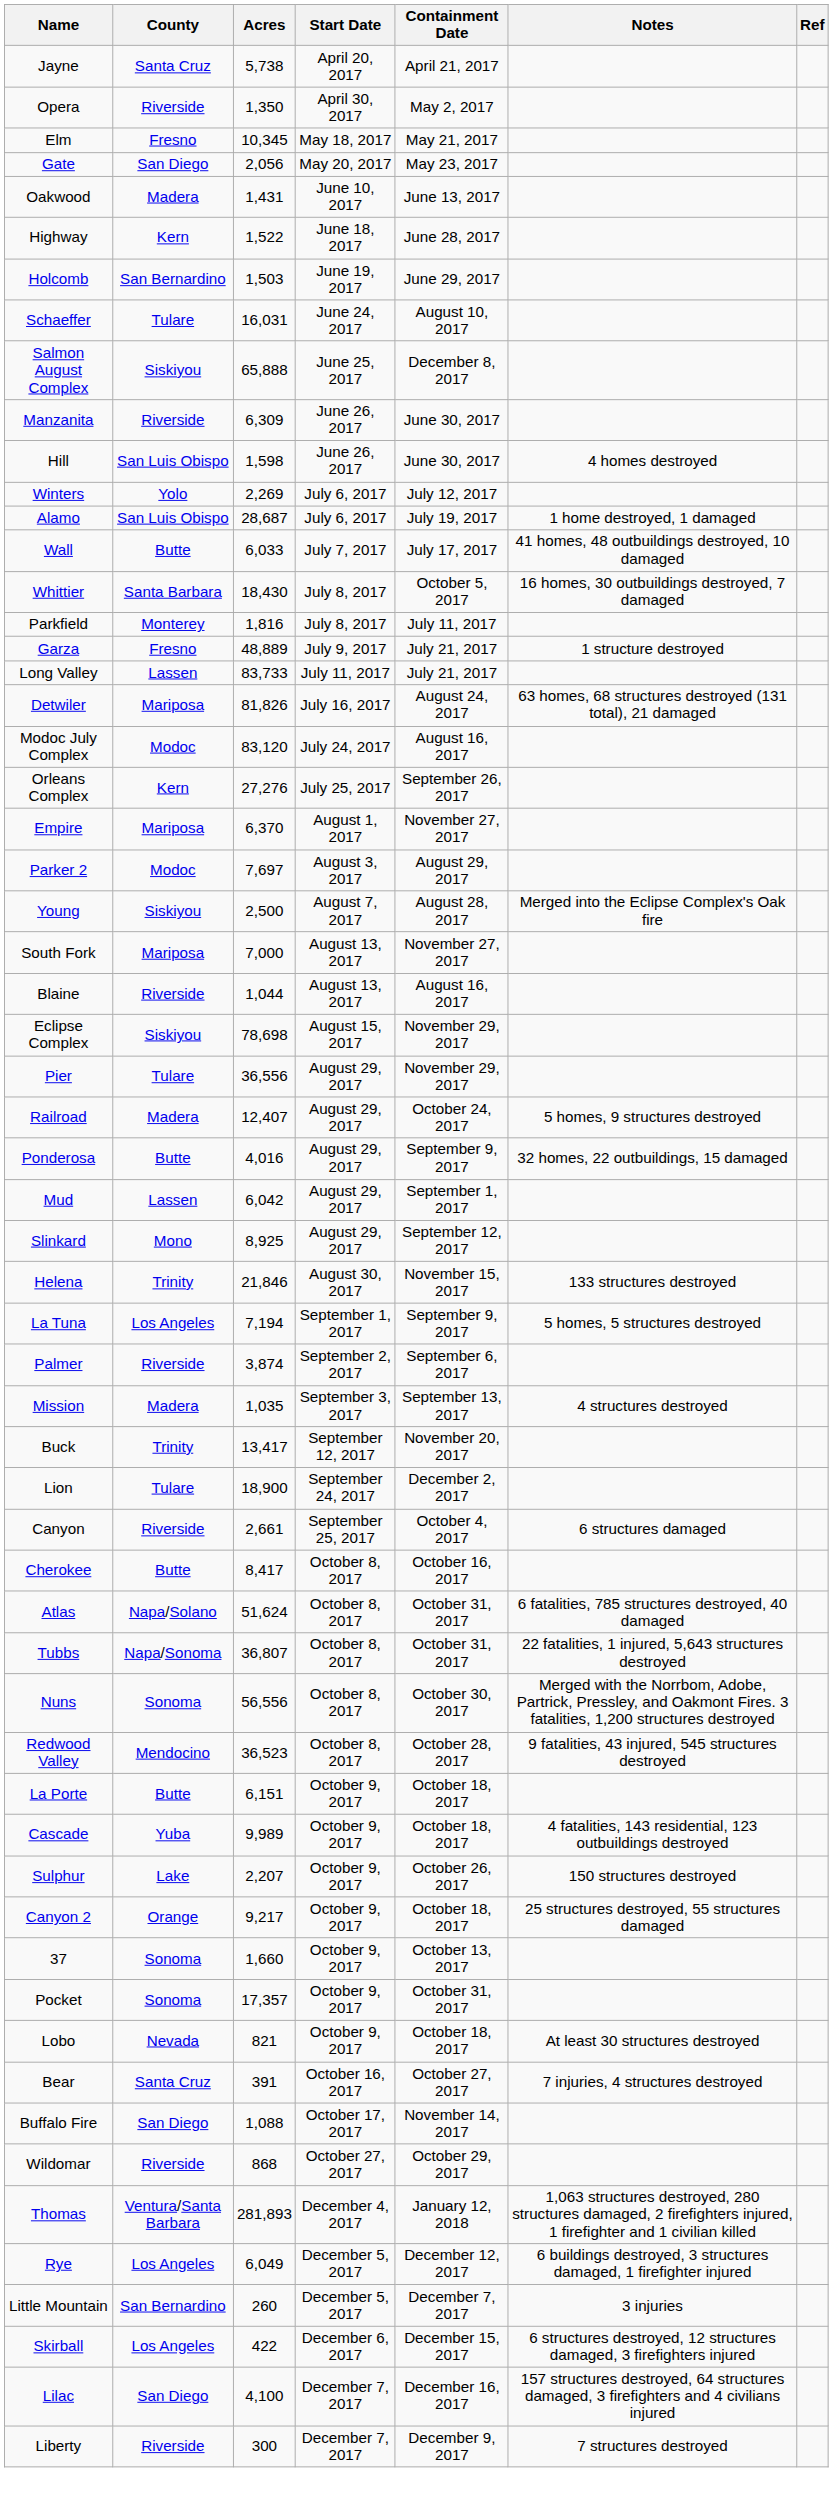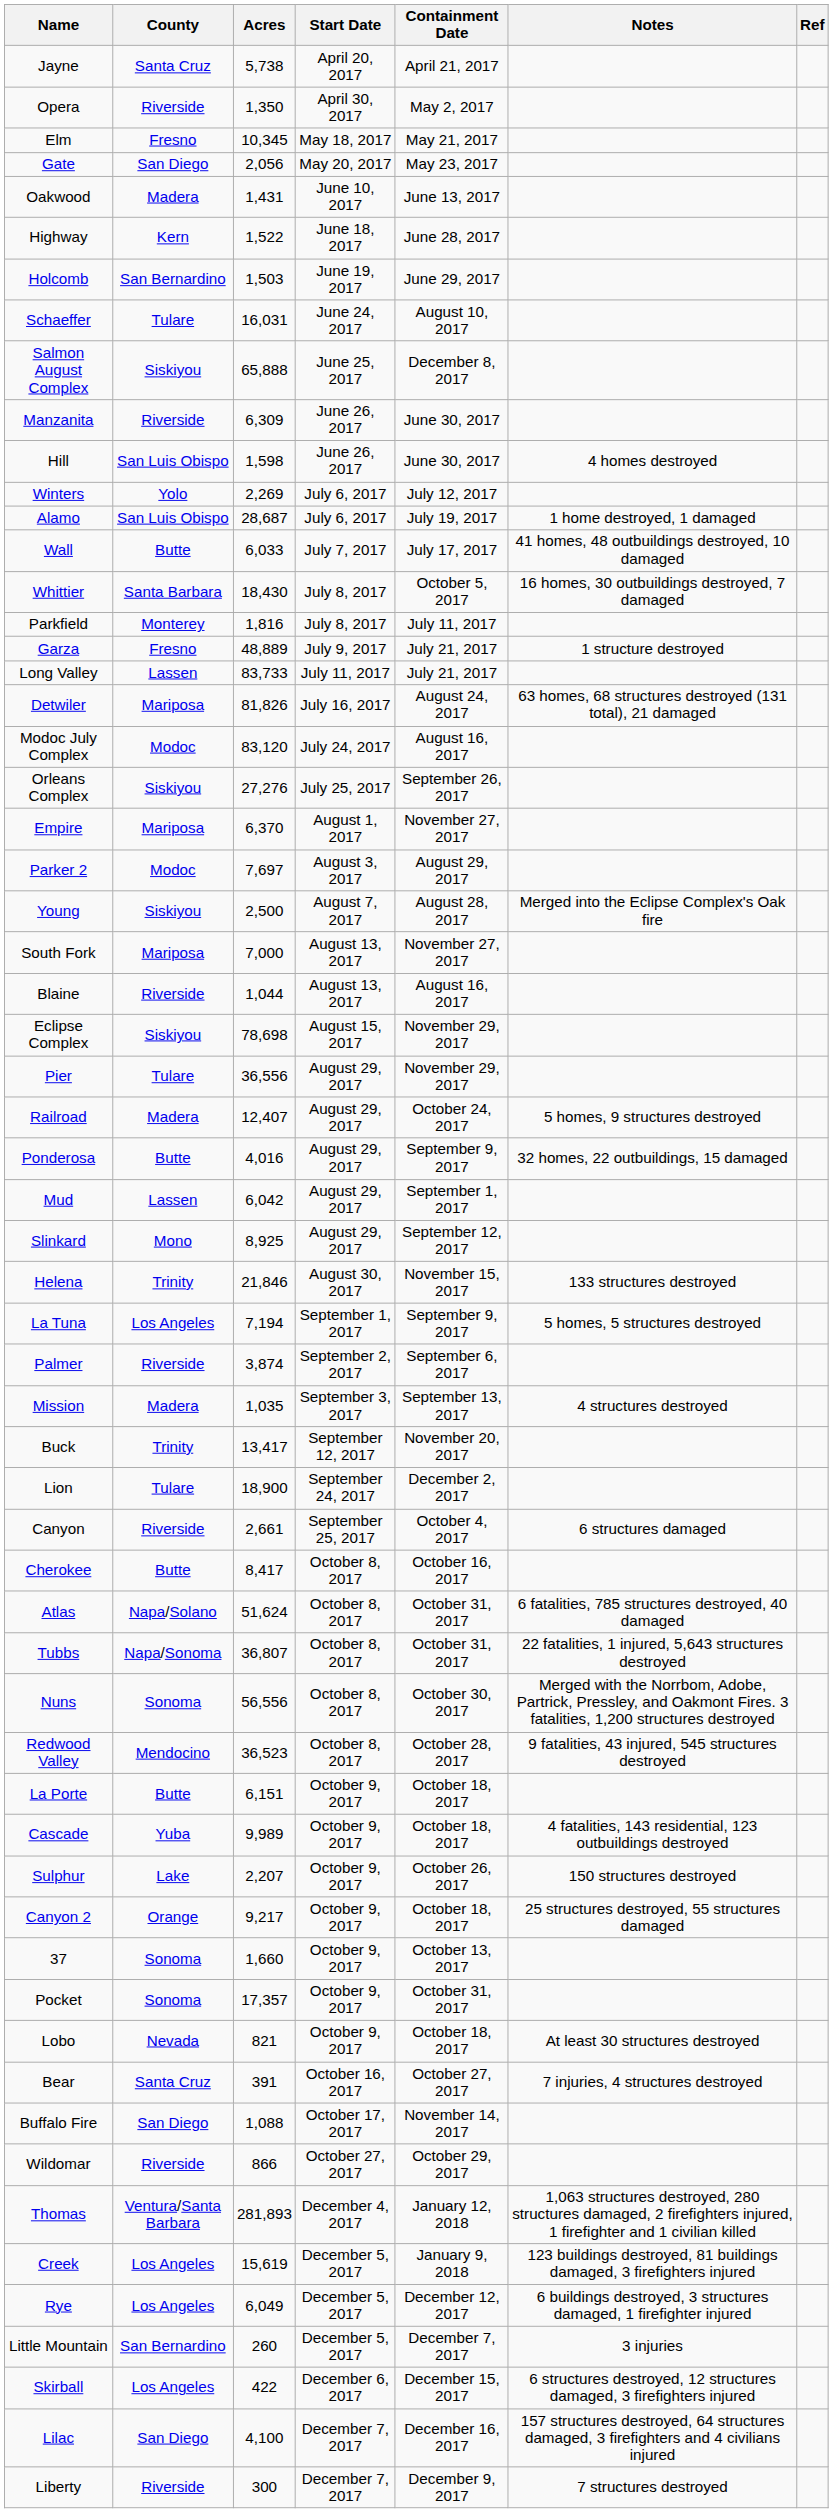(173, 787) Kern -> (173, 787) Siskiyou
(264, 2164) 868 -> (264, 2164) 866
+ row: (58, 2264)
